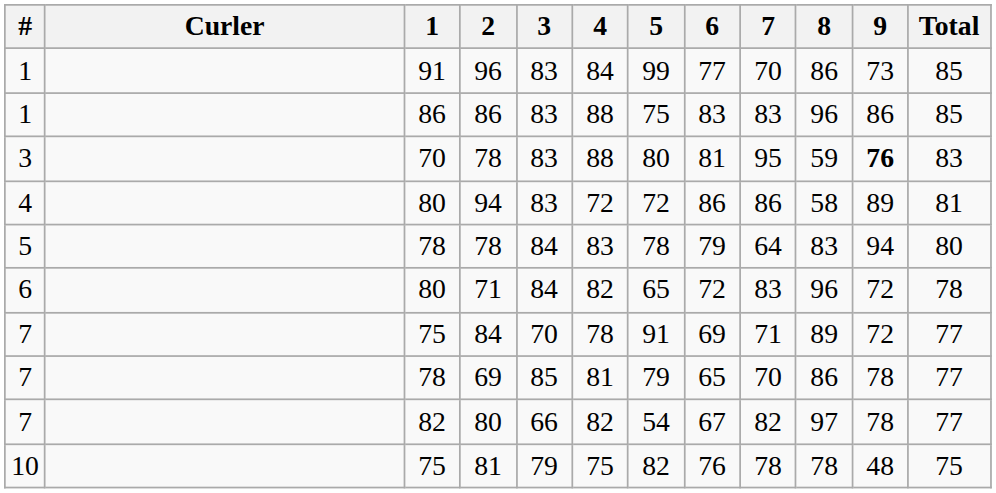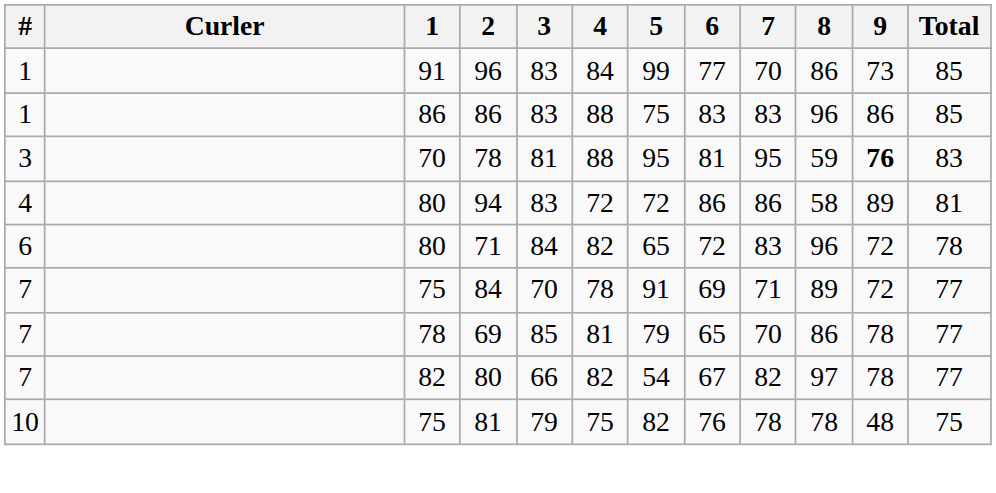(544, 158) 83 -> (544, 158) 81
(656, 158) 80 -> (656, 158) 95
- row: (25, 245)
